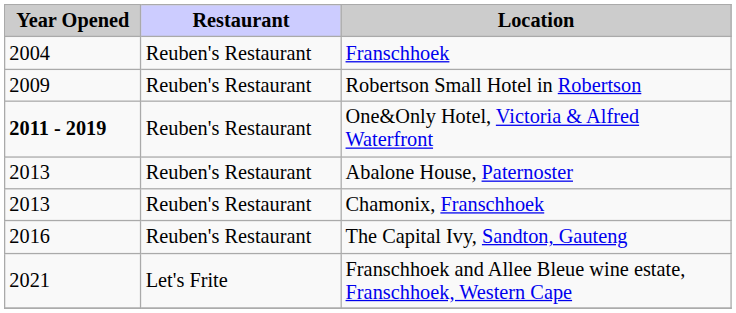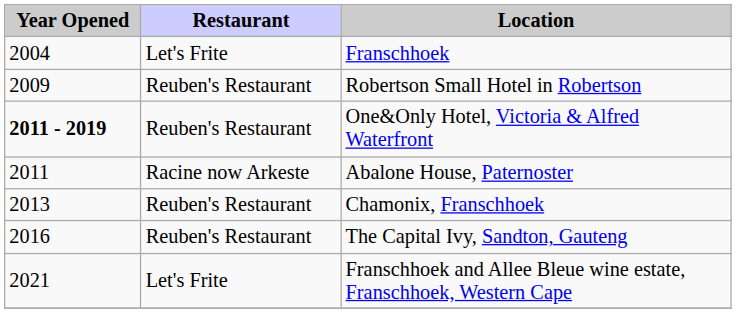(228, 52) Reuben's Restaurant -> (187, 52) Let's Frite
(30, 172) 2013 -> (29, 172) 2011
(228, 172) Reuben's Restaurant -> (228, 172) Racine now Arkeste
